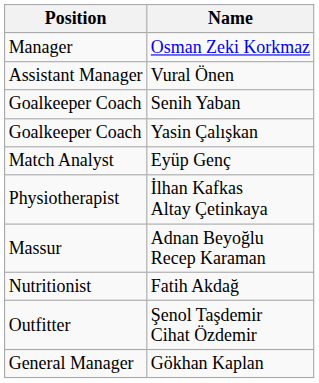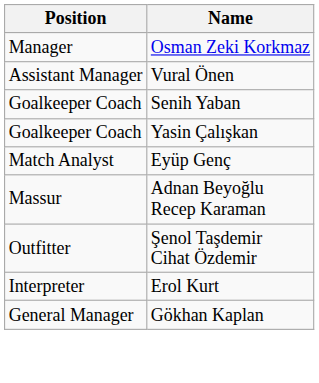- row: (209, 199)
- row: (195, 286)
+ row: (185, 286)
